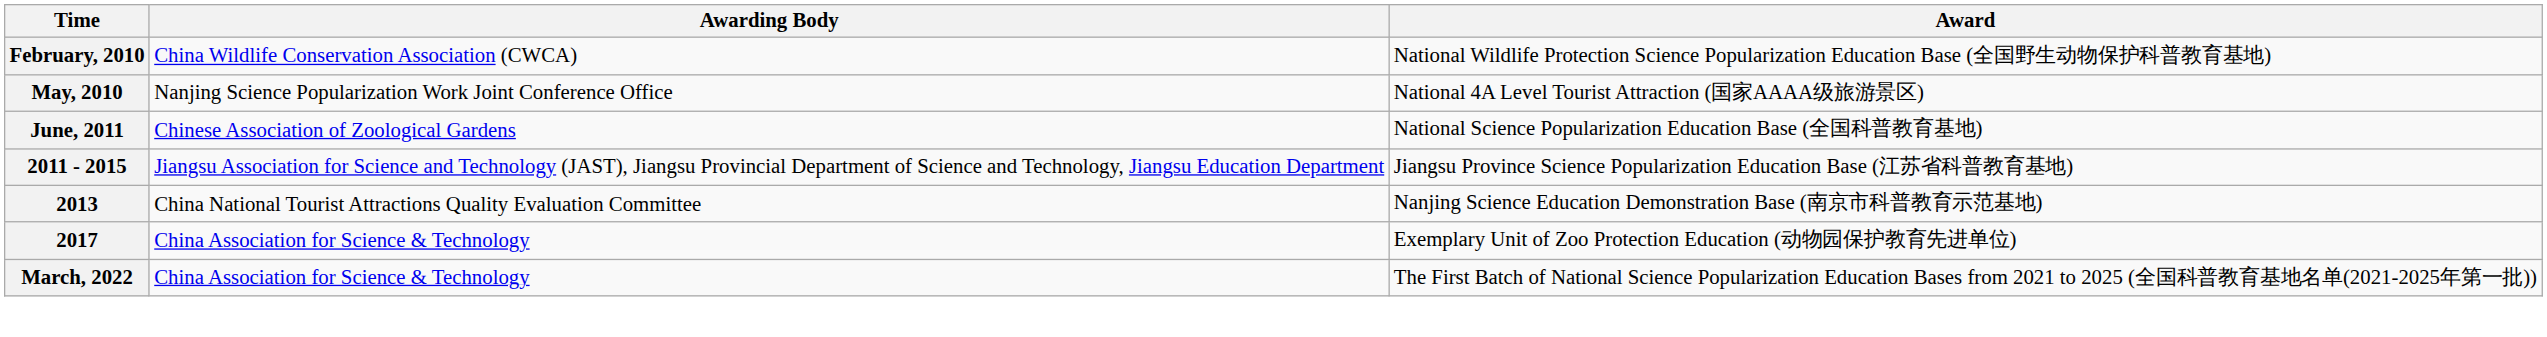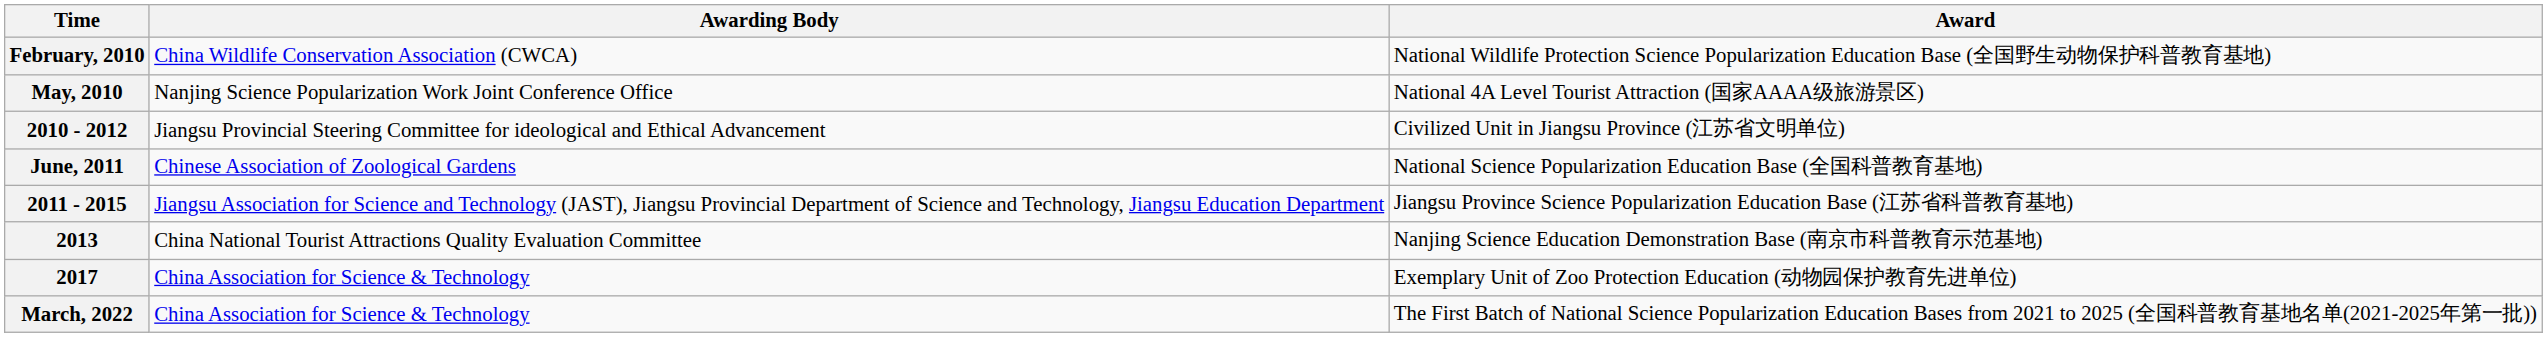+ row: (77, 129)
